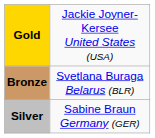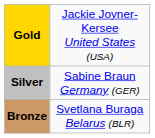rows swapped: (27, 116) <-> (27, 82)
